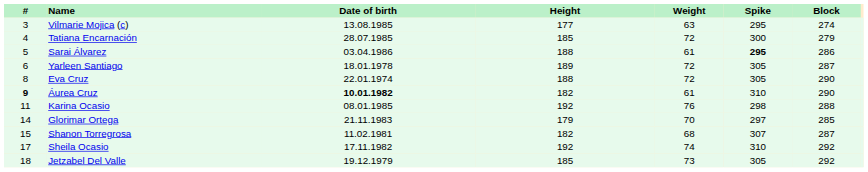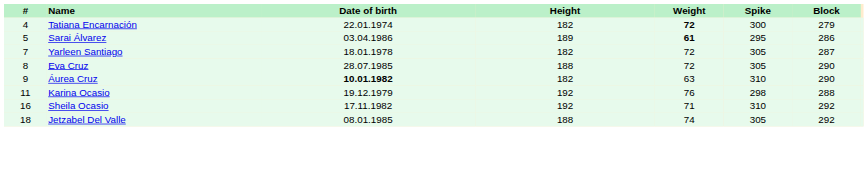- row: (88, 24)
(368, 38) 28.07.1985 -> (368, 24) 22.01.1974
(565, 38) 185 -> (565, 24) 182
(689, 38) normal -> (689, 24) bold
(565, 52) 188 -> (565, 38) 189
(689, 52) normal -> (689, 38) bold
(758, 52) bold -> (758, 38) normal
(25, 65) 6 -> (25, 52) 7
(565, 65) 189 -> (565, 52) 182
(368, 79) 22.01.1974 -> (368, 65) 28.07.1985
(25, 92) bold -> (25, 79) normal
(689, 92) 61 -> (689, 79) 63
(368, 106) 08.01.1985 -> (368, 92) 19.12.1979
- row: (83, 120)
- row: (90, 133)
(25, 147) 17 -> (25, 106) 16
(689, 147) 74 -> (689, 106) 71
(368, 160) 19.12.1979 -> (368, 120) 08.01.1985
(565, 160) 185 -> (565, 120) 188
(689, 160) 73 -> (689, 120) 74
